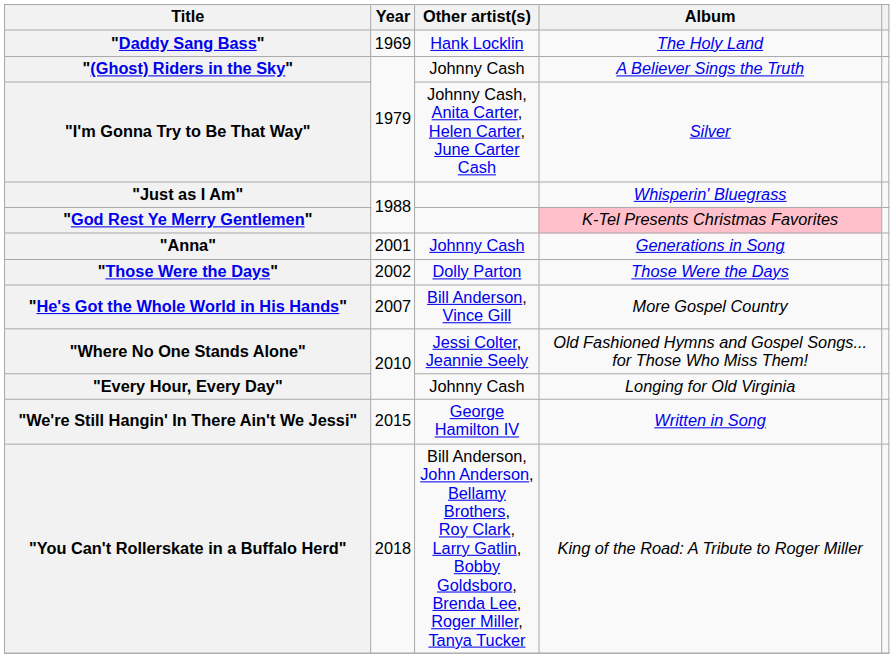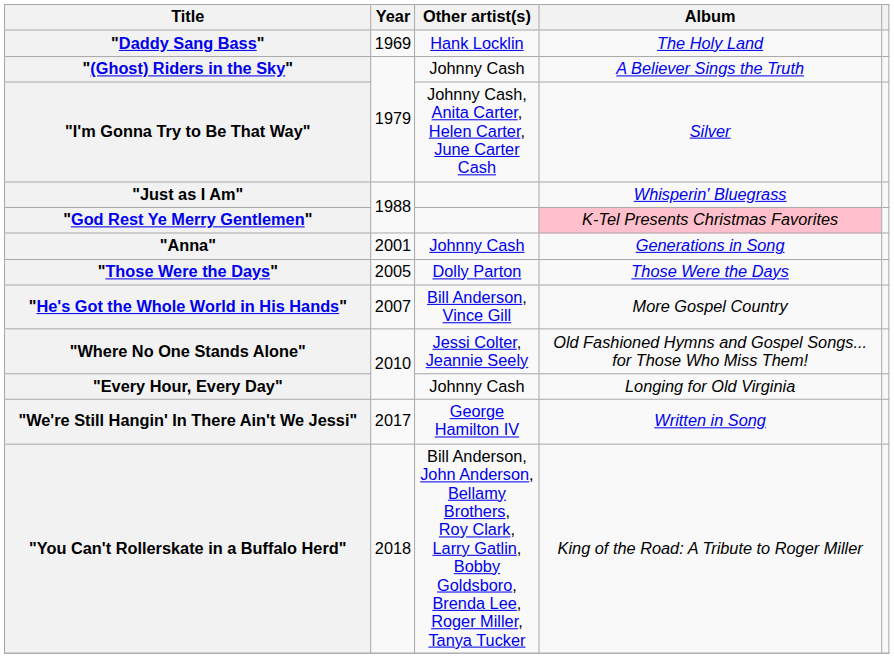(393, 272) 2002 -> (393, 272) 2005
(393, 421) 2015 -> (393, 421) 2017
